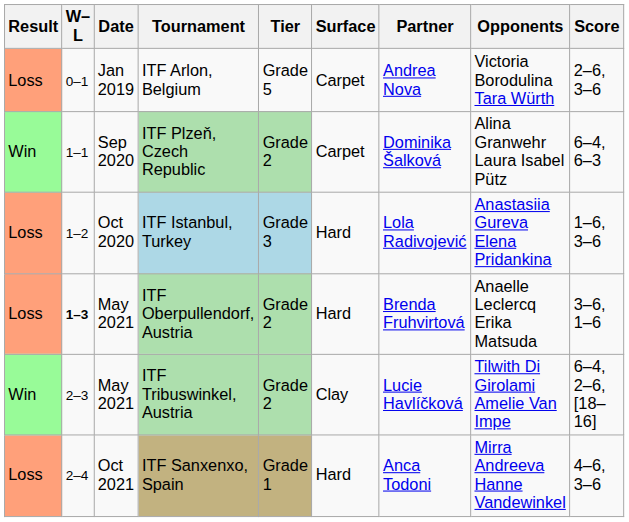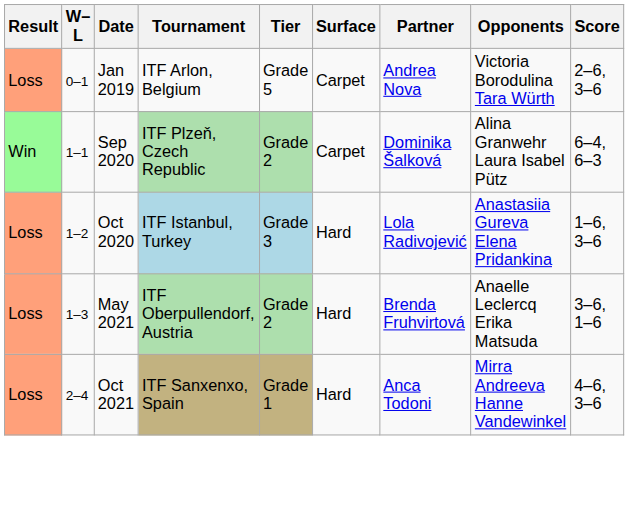(77, 313) bold -> (77, 314) normal
- row: (189, 394)
